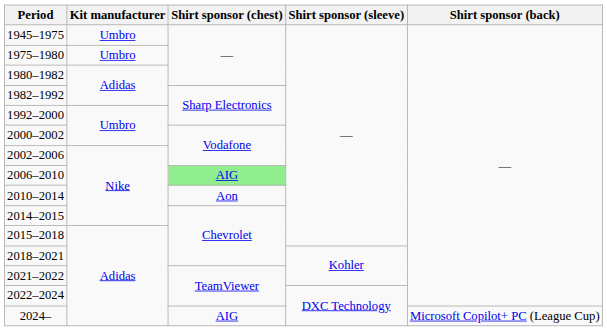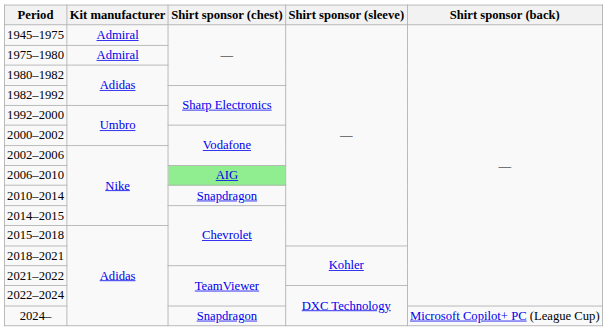(118, 35) Umbro -> (118, 35) Admiral
(118, 55) Umbro -> (118, 55) Admiral
(227, 195) Aon -> (227, 195) Snapdragon
(227, 315) AIG -> (227, 315) Snapdragon
